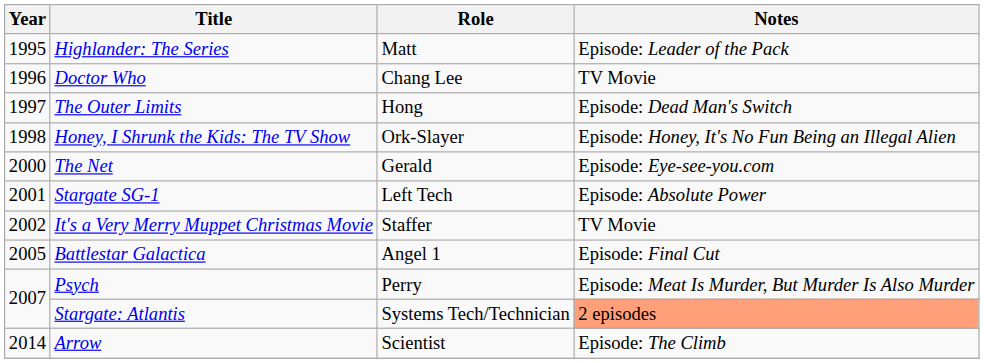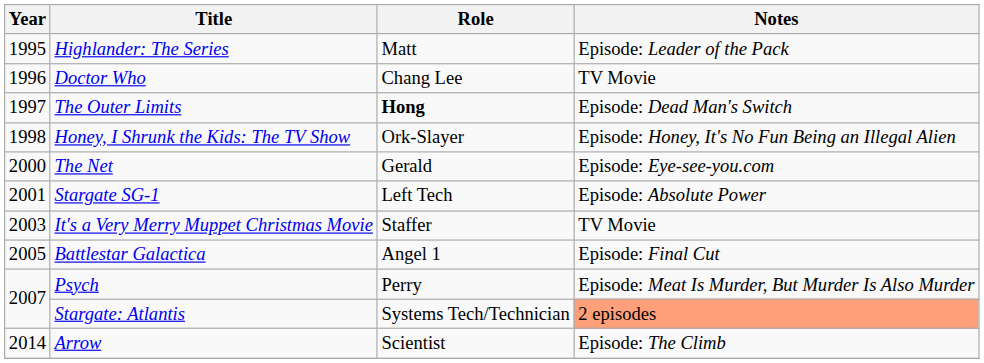(402, 107) normal -> (403, 107) bold
(27, 225) 2002 -> (27, 225) 2003
